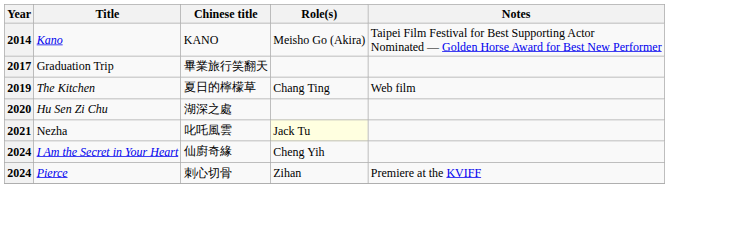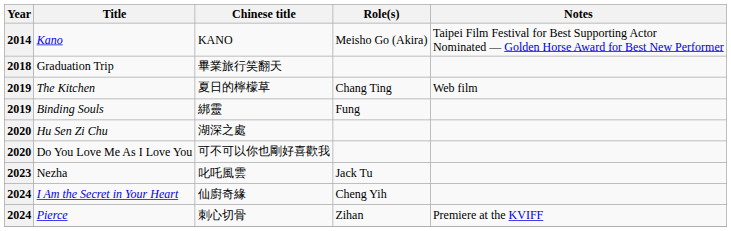(19, 66) 2017 -> (19, 66) 2018
+ row: (70, 109)
+ row: (115, 151)
(19, 130) 2021 -> (19, 173) 2023
(292, 130) lightyellow background -> (354, 173) no background
